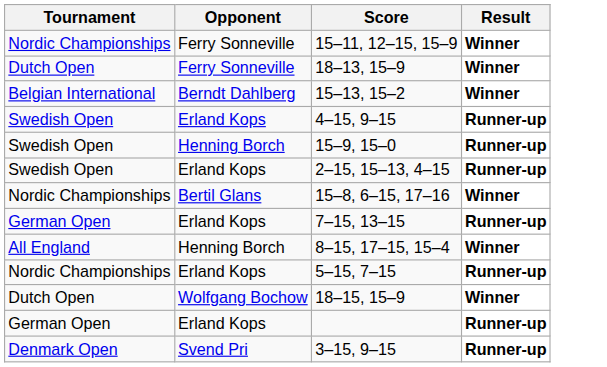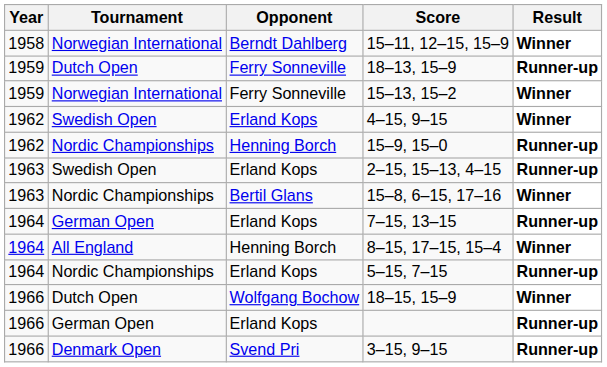+ column: (26, 18)
(89, 43) Nordic Championships -> (137, 43) Norwegian International
(236, 43) Ferry Sonneville -> (288, 43) Berndt Dahlberg
(492, 69) Winner -> (557, 69) Runner-up
(82, 94) Belgian International -> (137, 94) Norwegian International
(237, 94) Berndt Dahlberg -> (288, 94) Ferry Sonneville
(506, 120) Runner-up -> (544, 120) Winner
(61, 145) Swedish Open -> (133, 145) Nordic Championships
